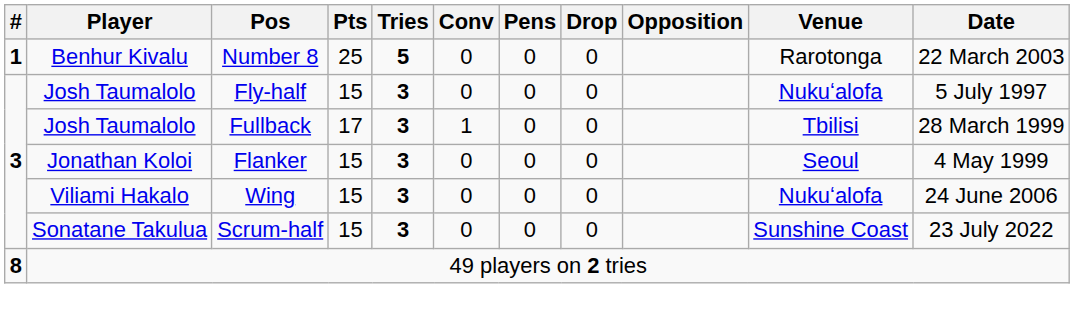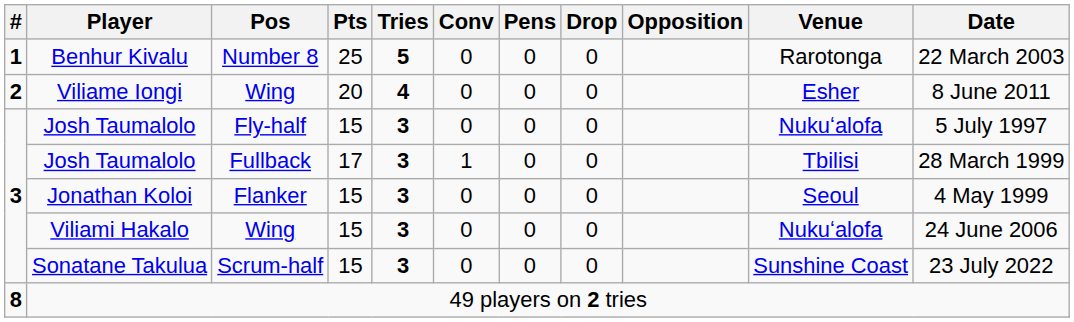+ row: (120, 91)
